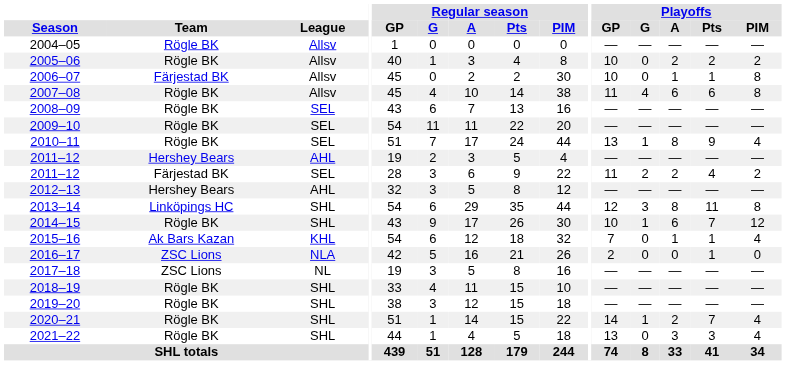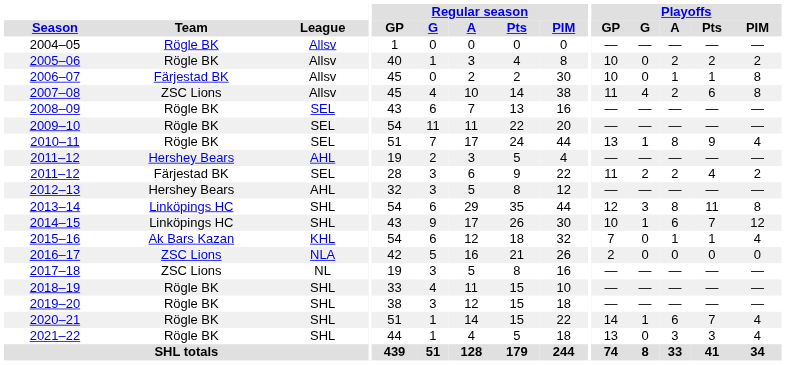(191, 93) Rögle BK -> (191, 93) ZSC Lions
(675, 93) 6 -> (675, 93) 2
(191, 222) Rögle BK -> (191, 222) Linköpings HC
(712, 255) 1 -> (712, 255) 0
(675, 319) 2 -> (675, 319) 6
